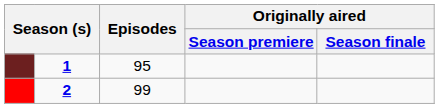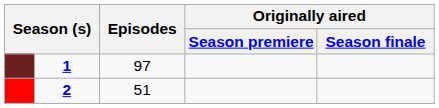(142, 66) 95 -> (142, 66) 97
(142, 90) 99 -> (142, 90) 51
